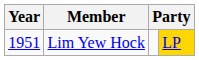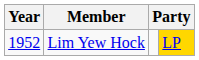(24, 42) 1951 -> (24, 42) 1952
